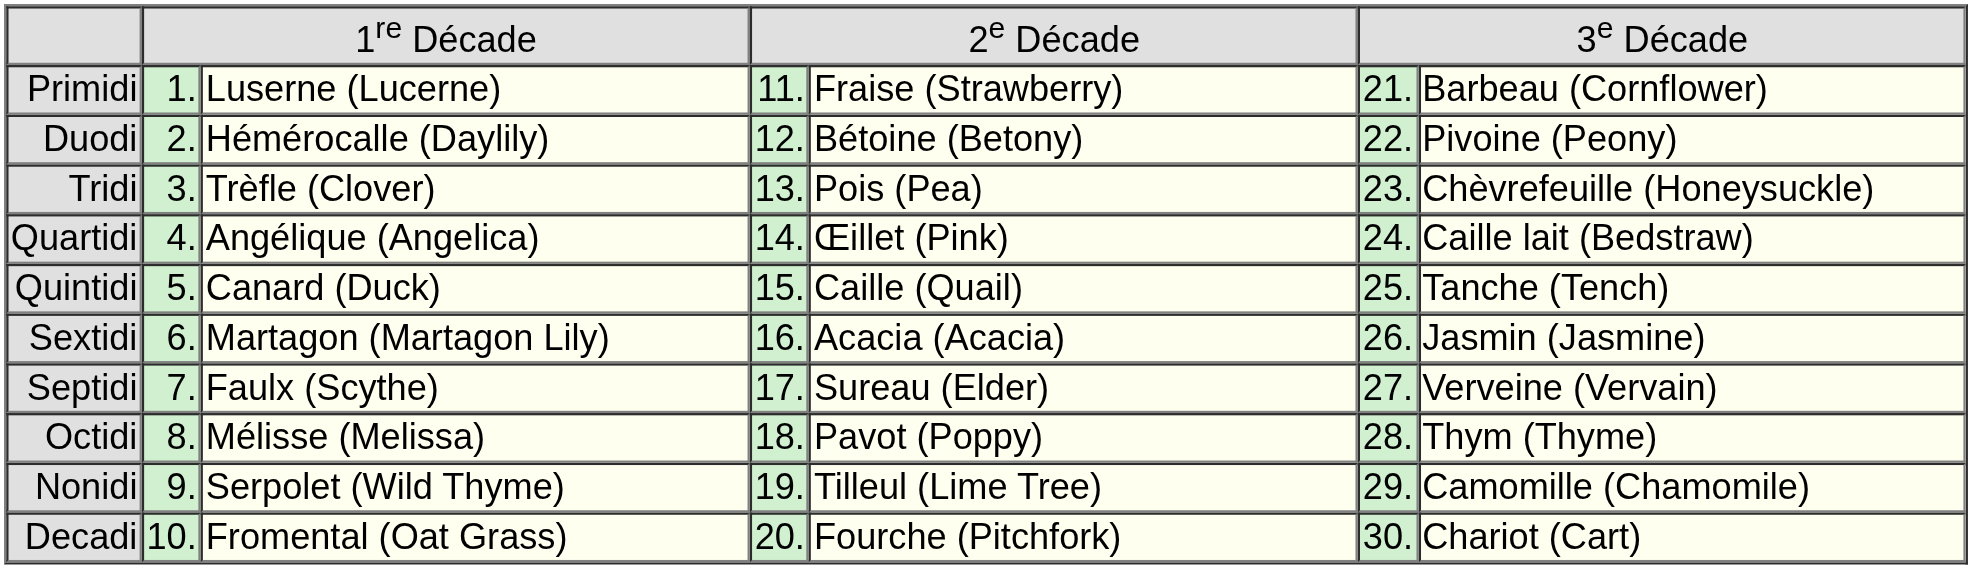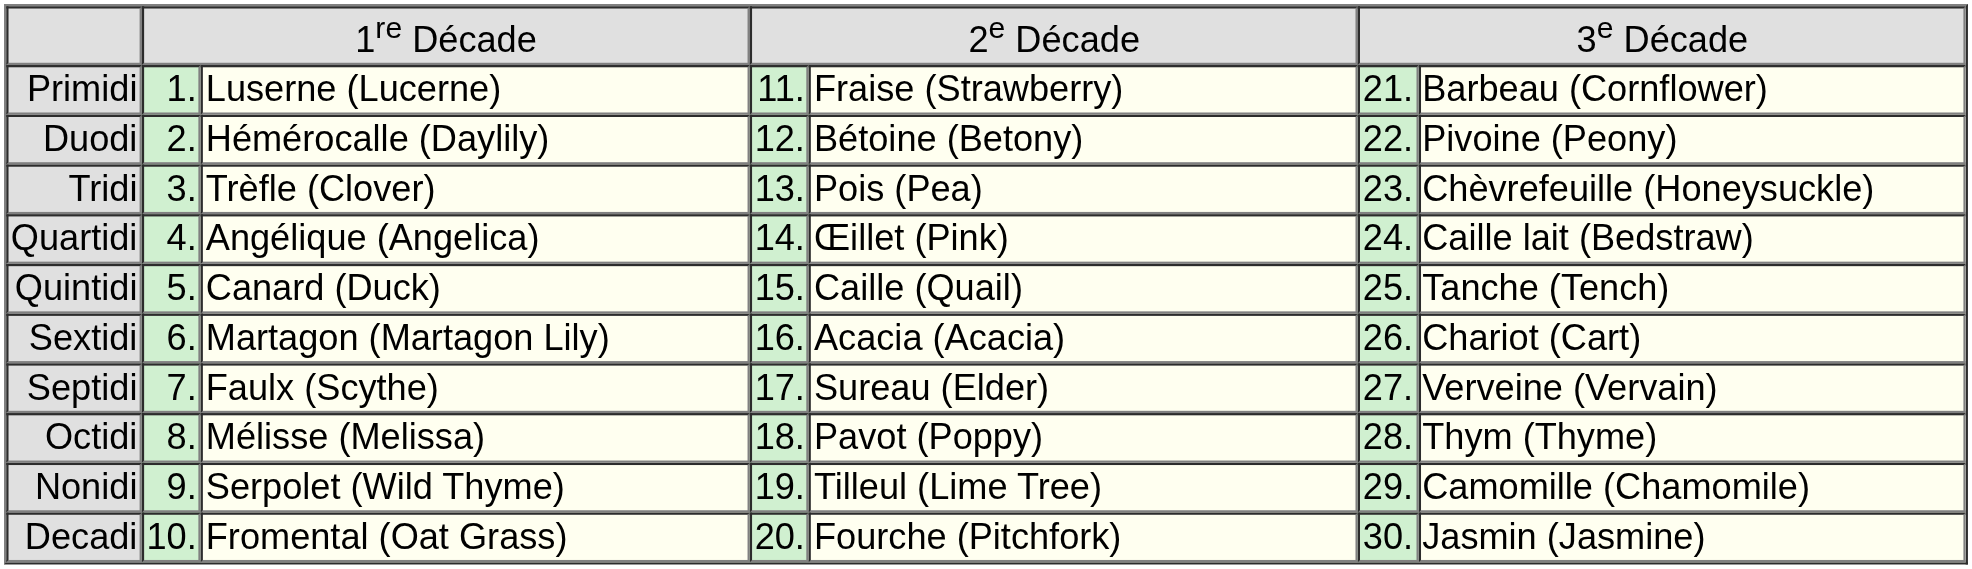(1564, 338) Jasmin (Jasmine) -> (1532, 338) Chariot (Cart)
(1532, 537) Chariot (Cart) -> (1564, 537) Jasmin (Jasmine)
